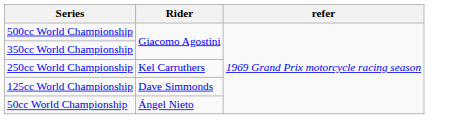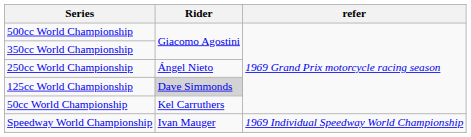(172, 68) Kel Carruthers -> (185, 68) Ángel Nieto
(176, 86) no background -> (195, 86) lightgrey background
(166, 104) Ángel Nieto -> (191, 104) Kel Carruthers
+ row: (80, 123)
